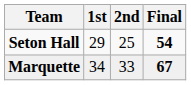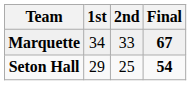rows swapped: (44, 67) <-> (44, 42)
